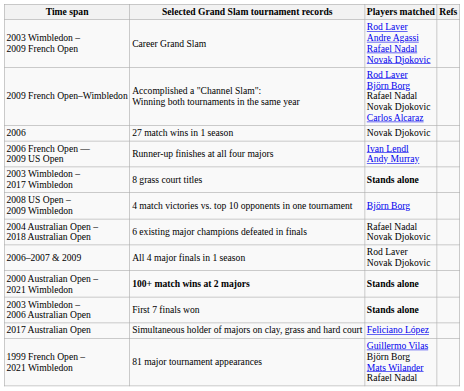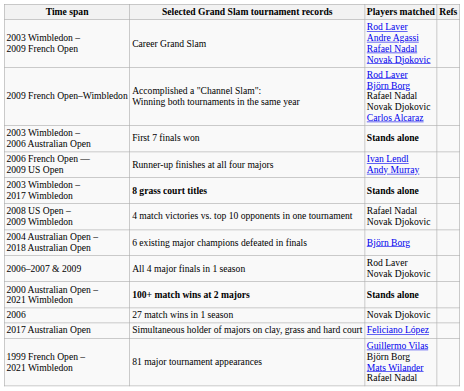rows swapped: (49, 310) <-> (16, 133)
(167, 180) normal -> (170, 190) bold
(388, 206) Björn Borg -> (399, 216) Rafael Nadal Novak Djokovic
(399, 232) Rafael Nadal Novak Djokovic -> (388, 242) Björn Borg
